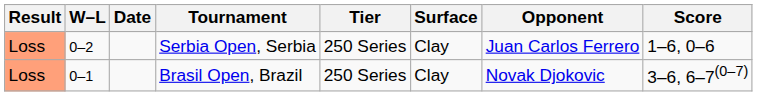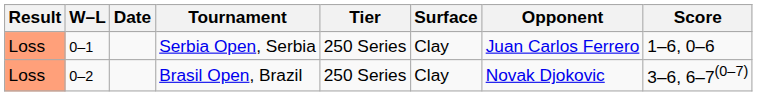(81, 46) 0–2 -> (81, 46) 0–1
(81, 76) 0–1 -> (81, 76) 0–2
